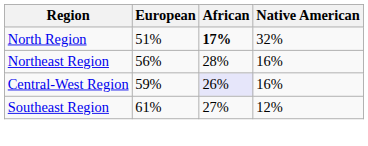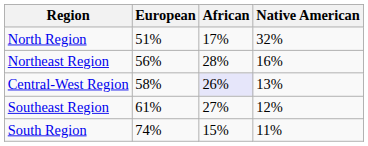(217, 38) bold -> (216, 38) normal
(148, 84) 59% -> (148, 84) 58%
(269, 84) 16% -> (269, 84) 13%
+ row: (47, 130)
